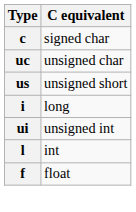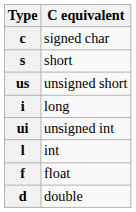- row: (23, 60)
+ row: (23, 60)
+ row: (23, 196)
